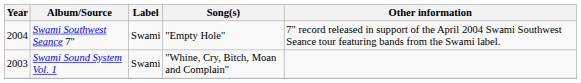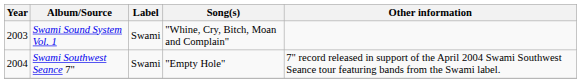rows swapped: (77, 64) <-> (70, 35)
